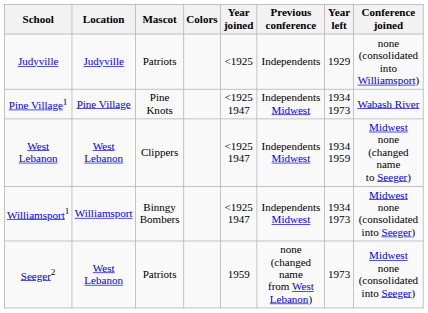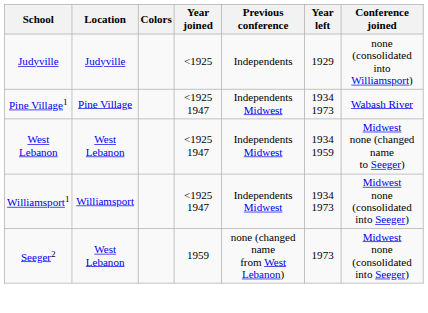- column: (160, 19)
